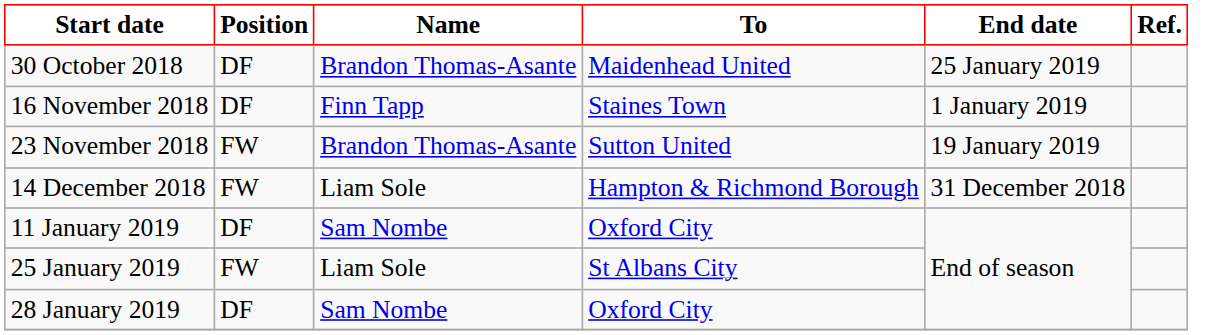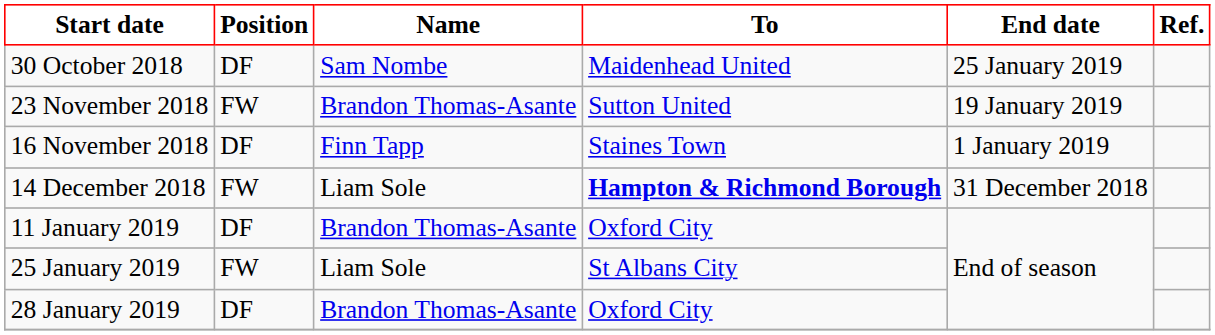(448, 65) Brandon Thomas-Asante -> (384, 65) Sam Nombe
rows swapped: (110, 106) <-> (110, 146)
(753, 187) normal -> (765, 187) bold
(384, 227) Sam Nombe -> (448, 227) Brandon Thomas-Asante
(384, 308) Sam Nombe -> (448, 308) Brandon Thomas-Asante
